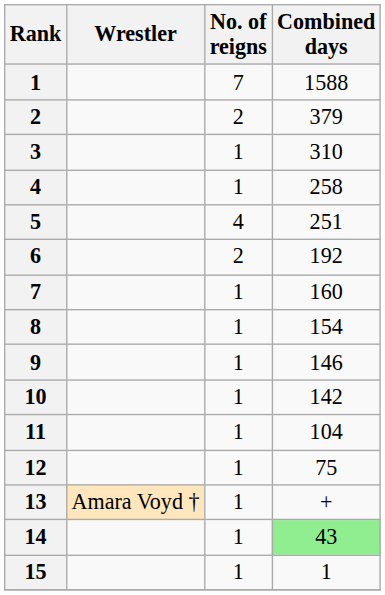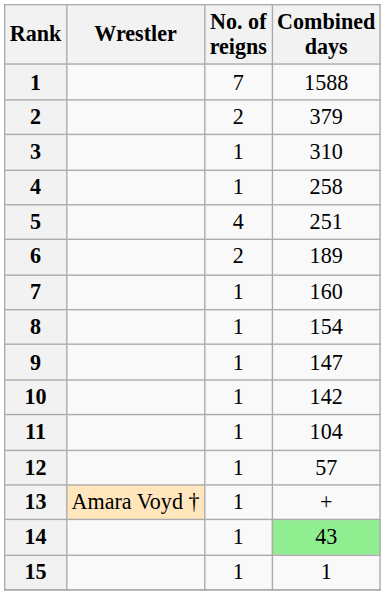(326, 256) 192 -> (326, 256) 189
(326, 362) 146 -> (326, 362) 147
(326, 467) 75 -> (326, 467) 57
